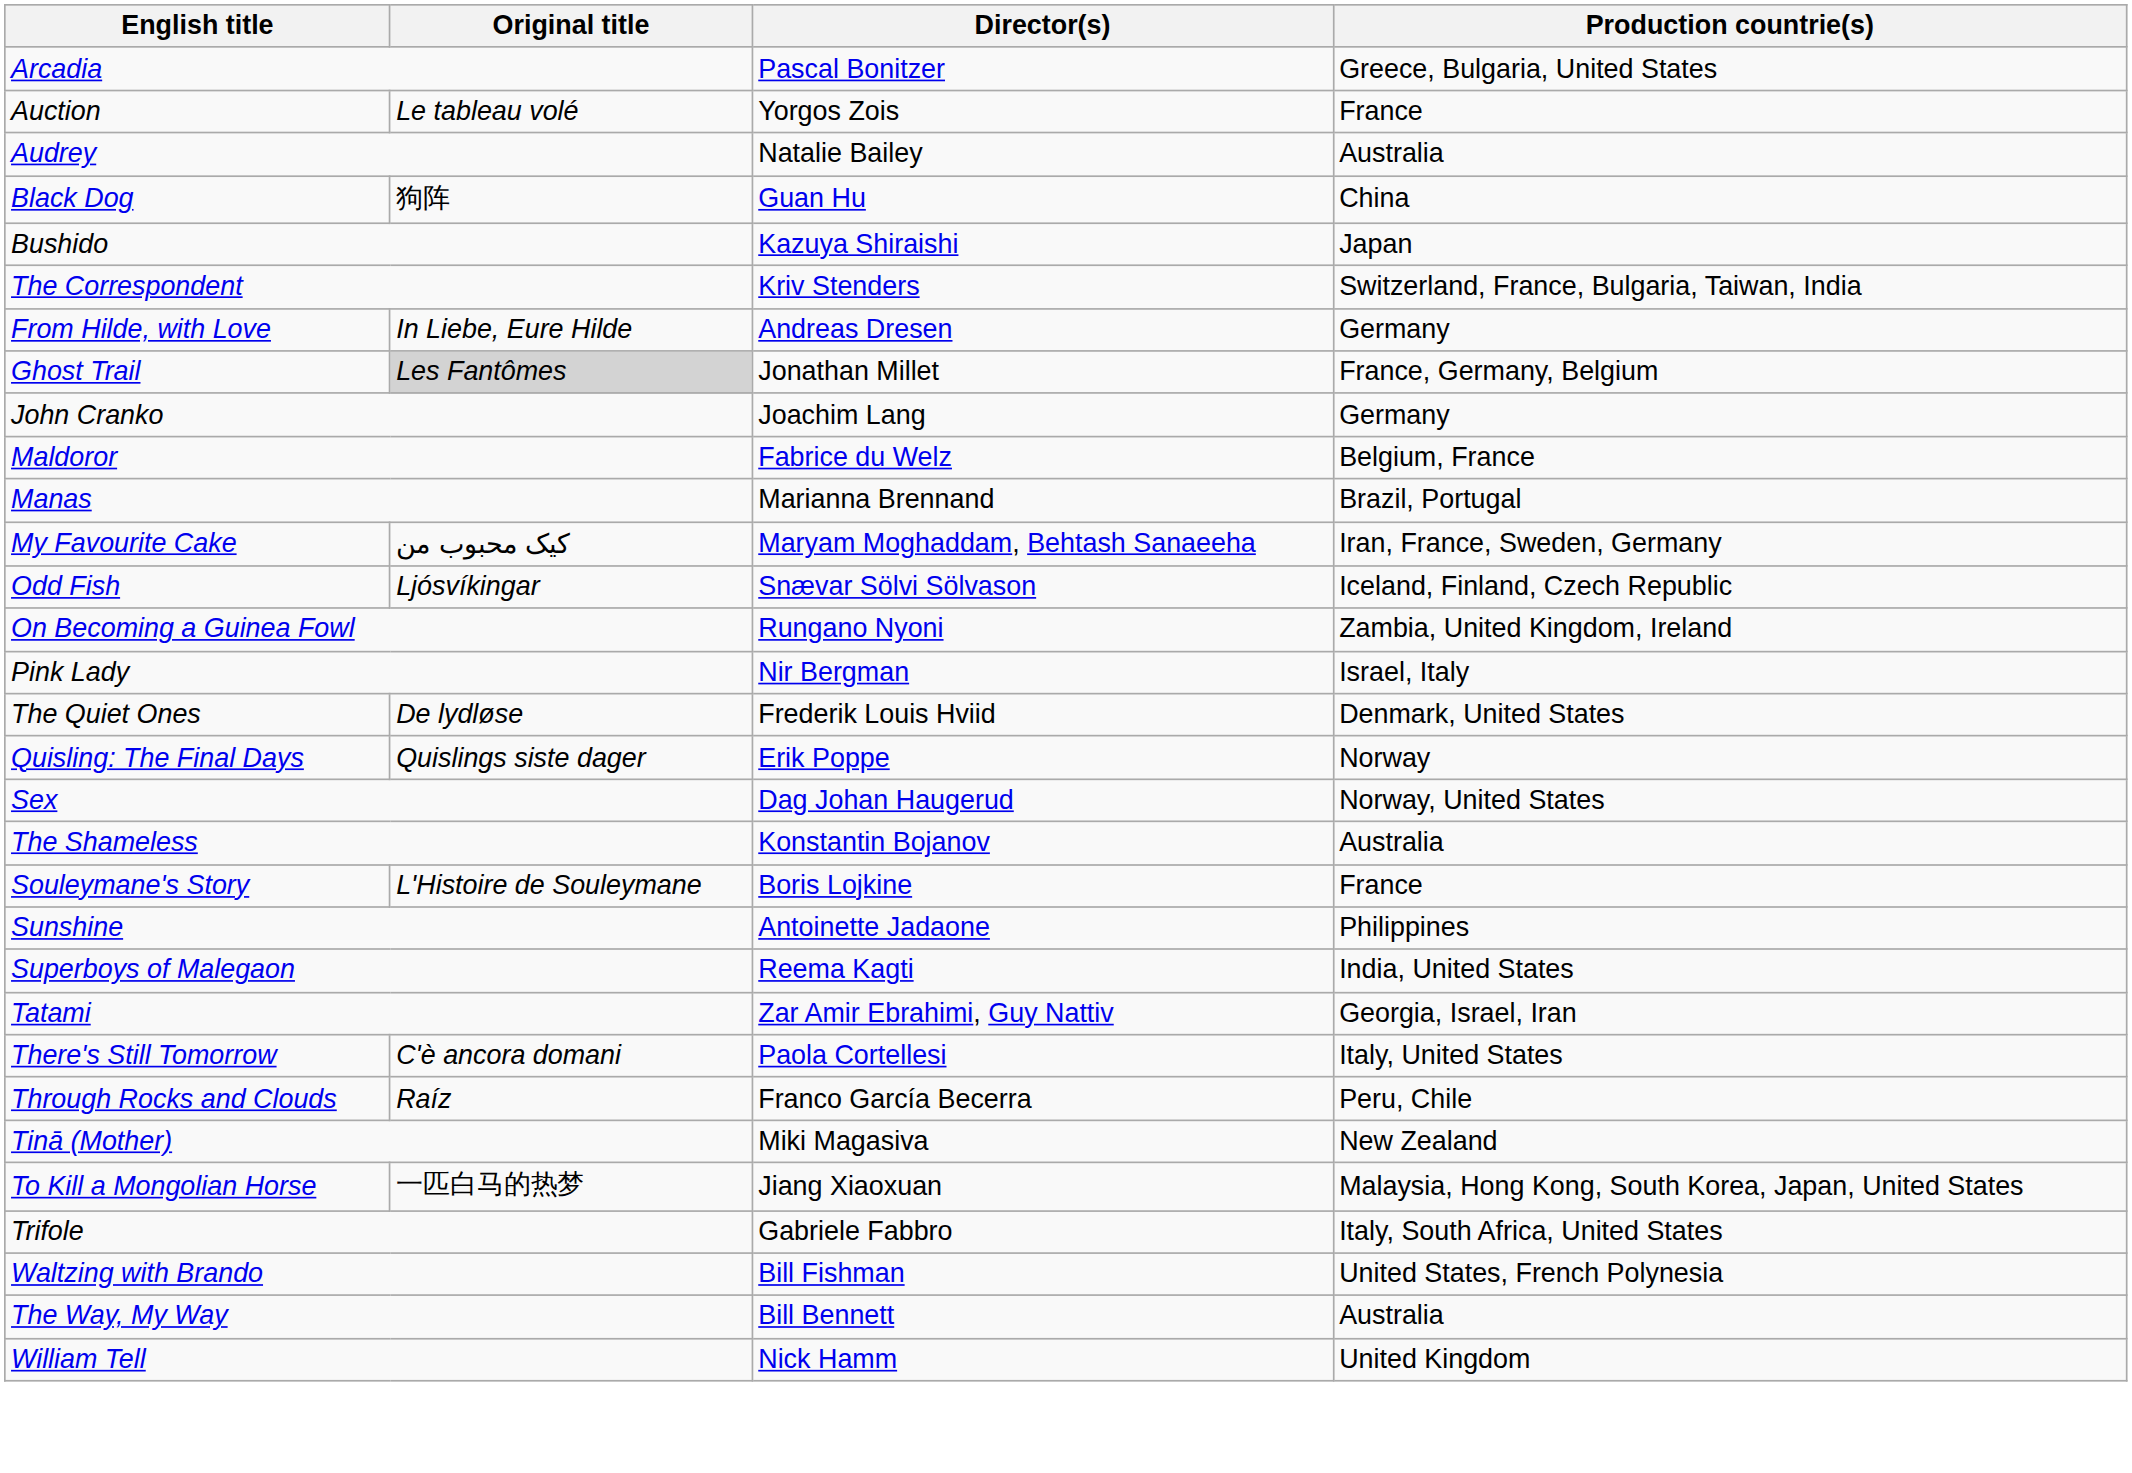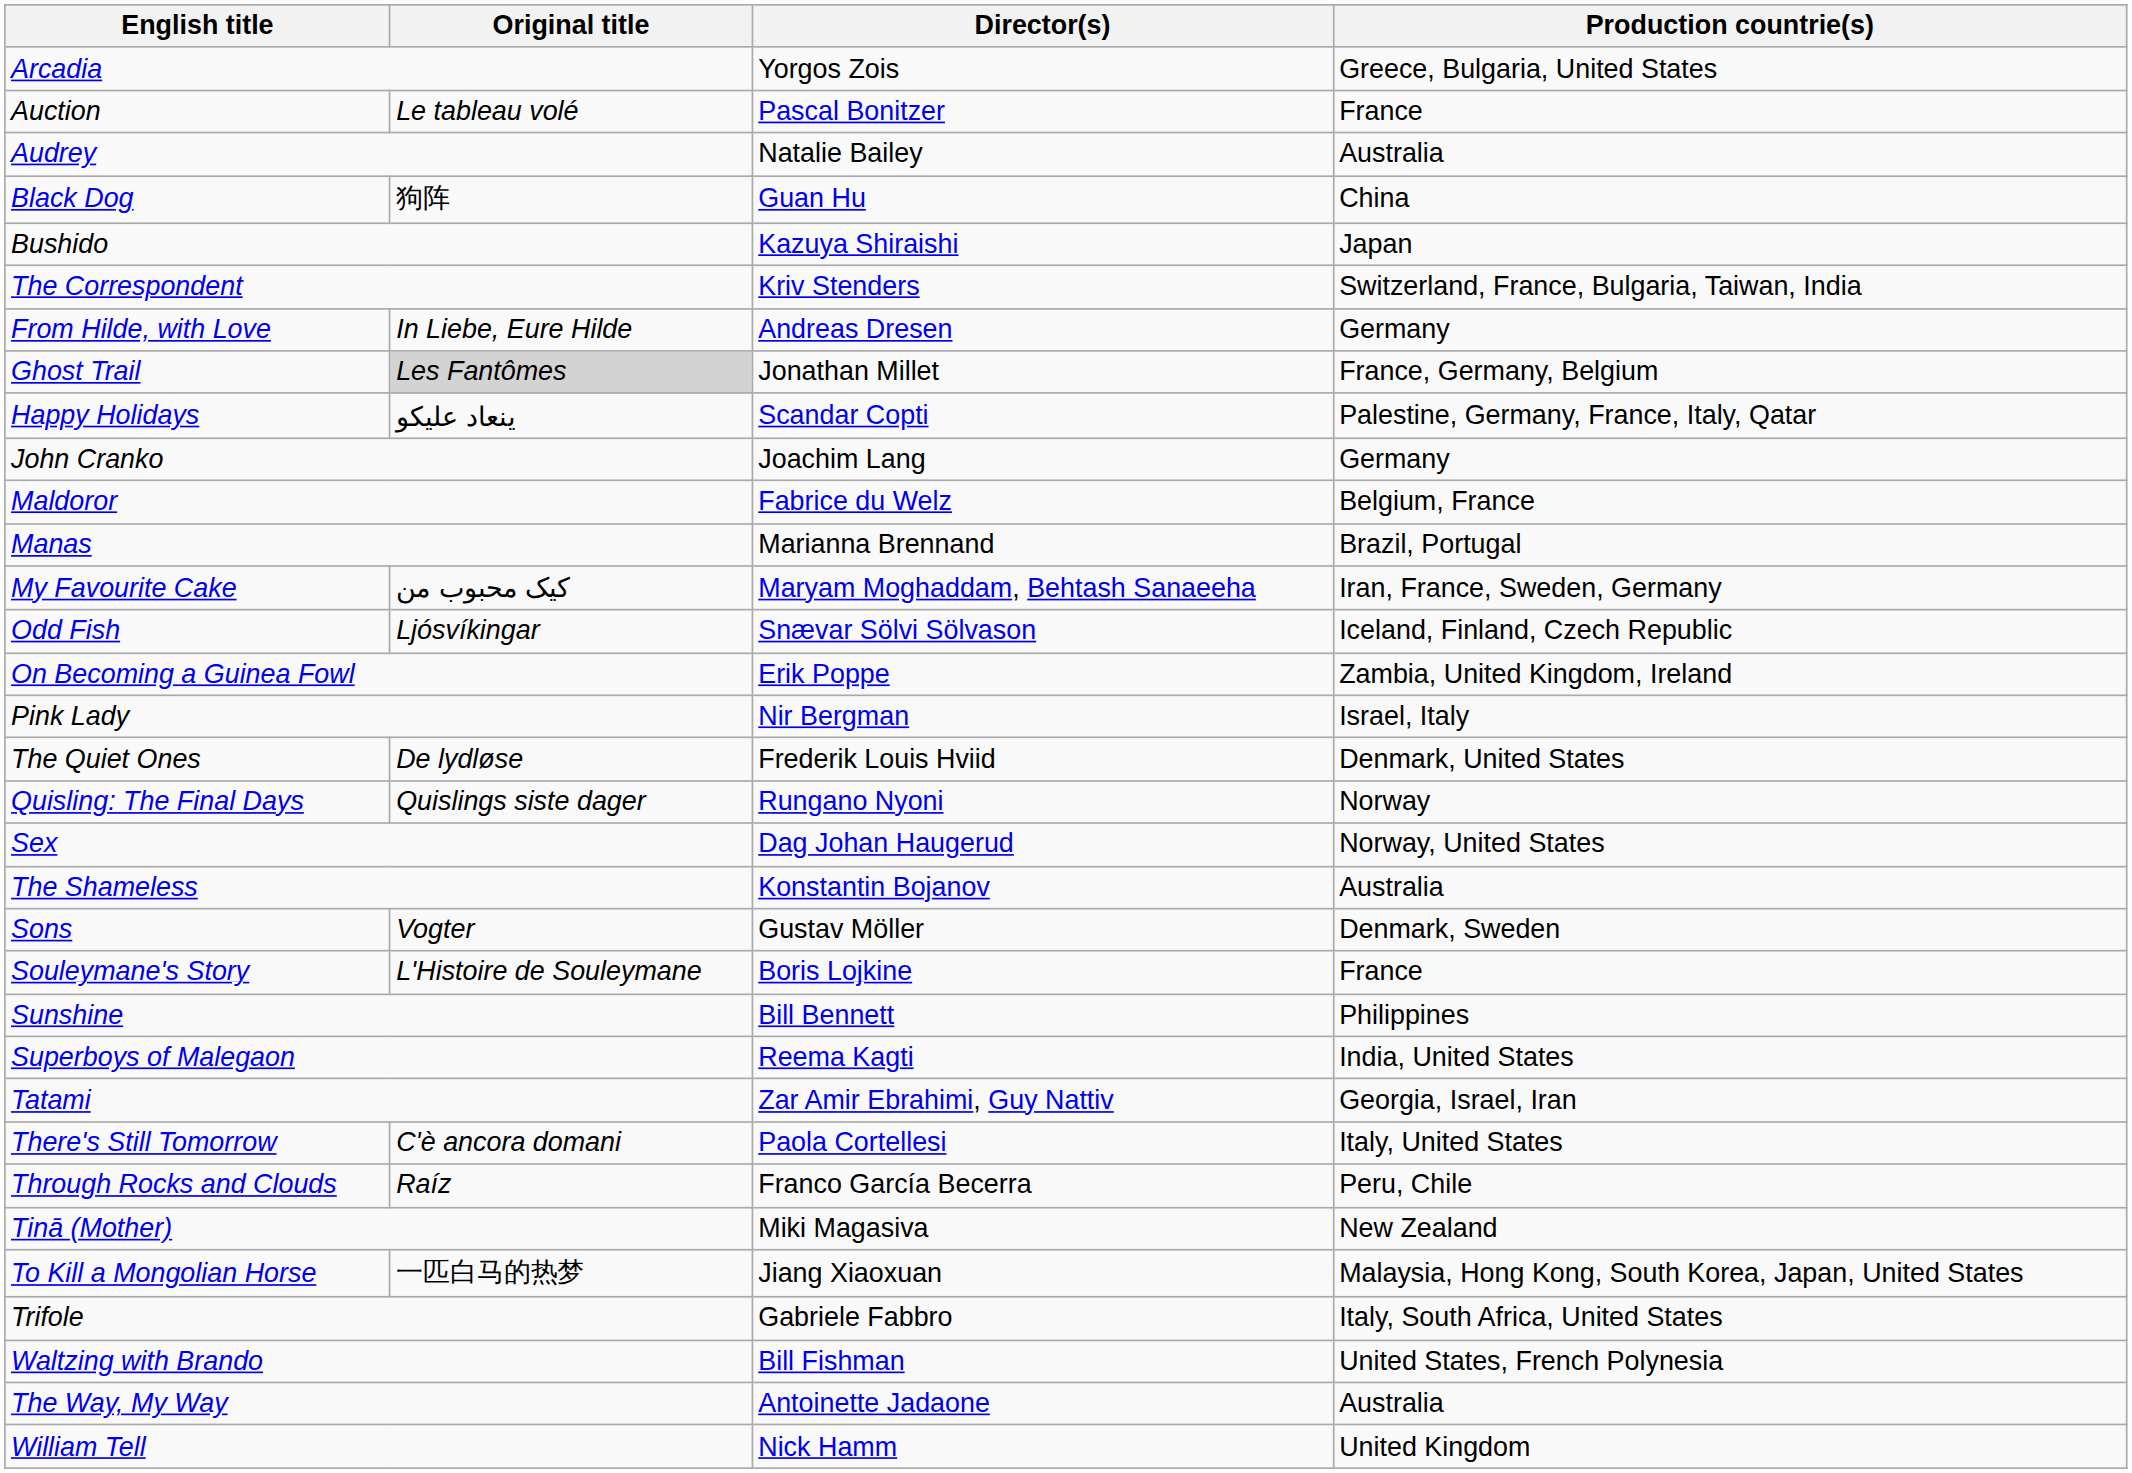(852, 68) Pascal Bonitzer -> (829, 68) Yorgos Zois
(829, 111) Yorgos Zois -> (852, 111) Pascal Bonitzer
+ row: (105, 415)
(851, 629) Rungano Nyoni -> (824, 673) Erik Poppe
(824, 757) Erik Poppe -> (851, 801) Rungano Nyoni
+ row: (42, 929)
(874, 927) Antoinette Jadaone -> (826, 1014) Bill Bennett
(826, 1316) Bill Bennett -> (874, 1403) Antoinette Jadaone
